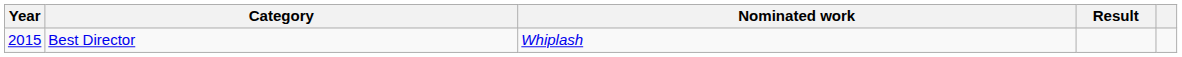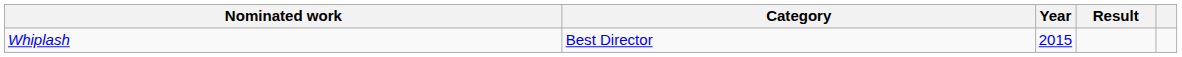columns swapped: (25, 16) <-> (797, 16)
